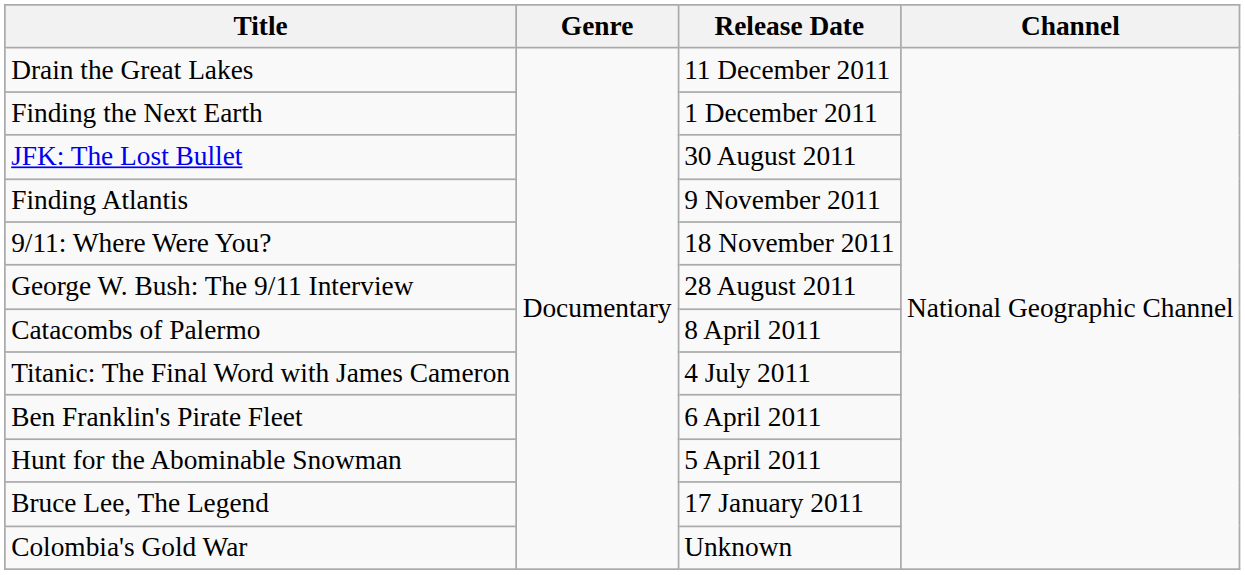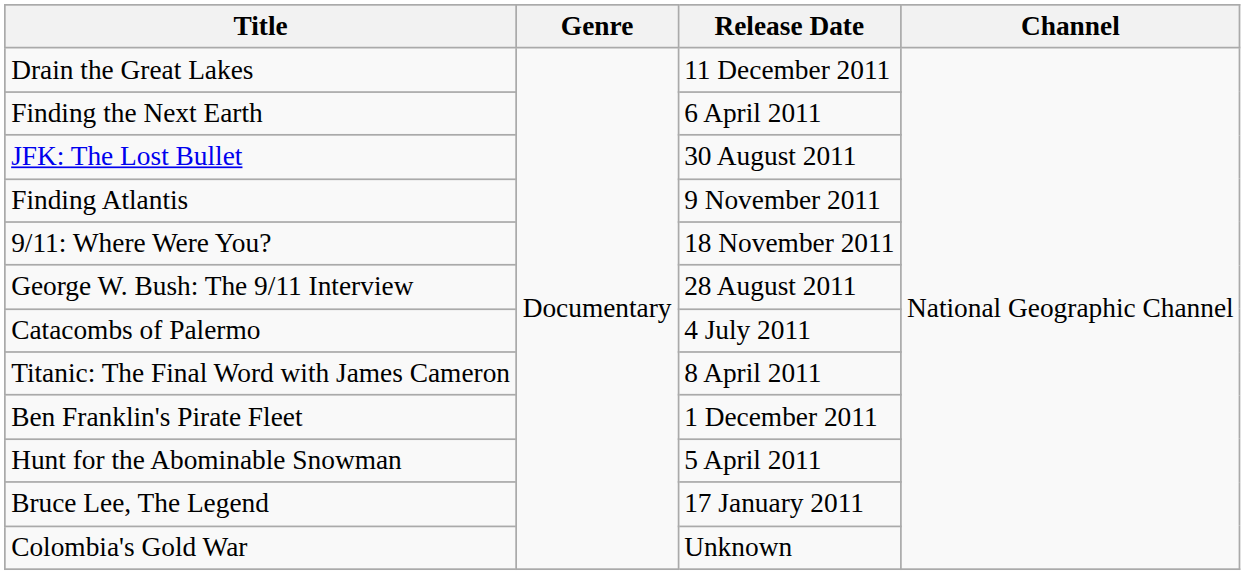(781, 112) 1 December 2011 -> (753, 112) 6 April 2011
(753, 329) 8 April 2011 -> (747, 329) 4 July 2011
(747, 373) 4 July 2011 -> (753, 373) 8 April 2011
(753, 416) 6 April 2011 -> (781, 416) 1 December 2011
